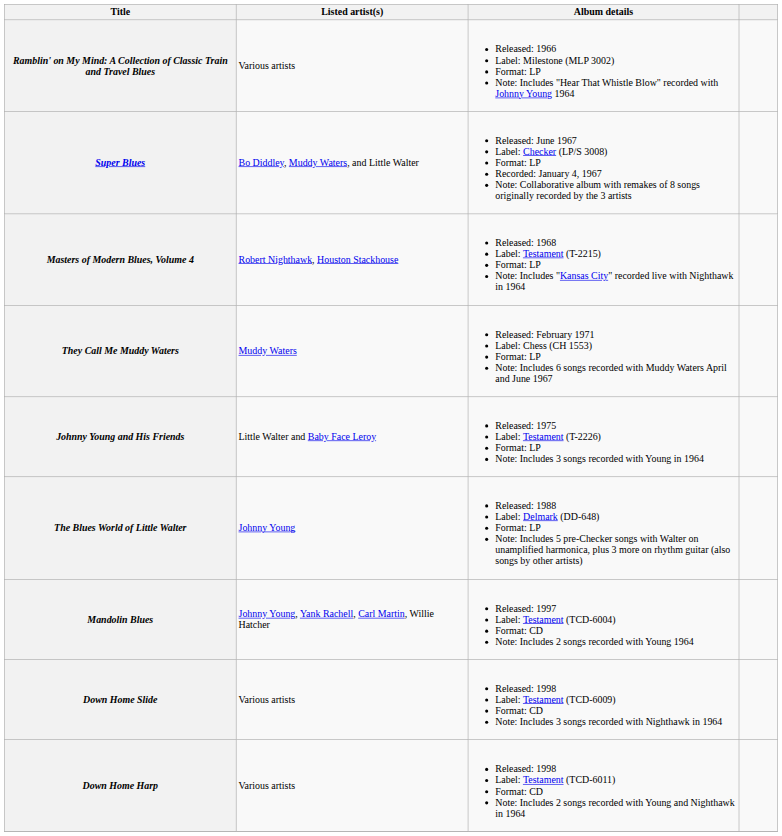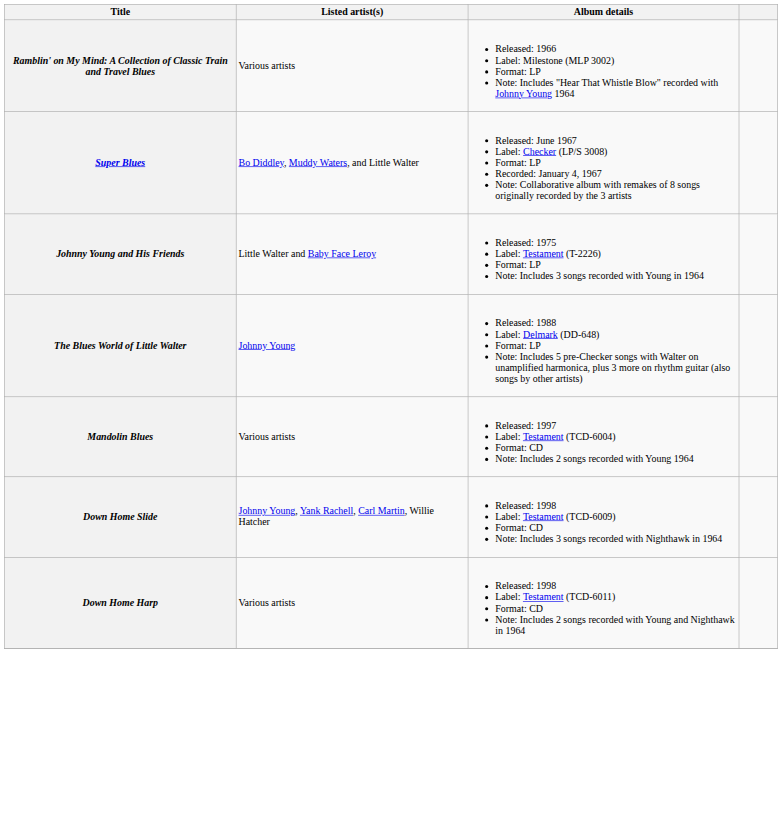- row: (120, 259)
- row: (120, 351)
(336, 619) Johnny Young, Yank Rachell, Carl Martin, Willie Hatcher -> (267, 436) Various artists
(267, 699) Various artists -> (336, 517) Johnny Young, Yank Rachell, Carl Martin, Willie Hatcher
